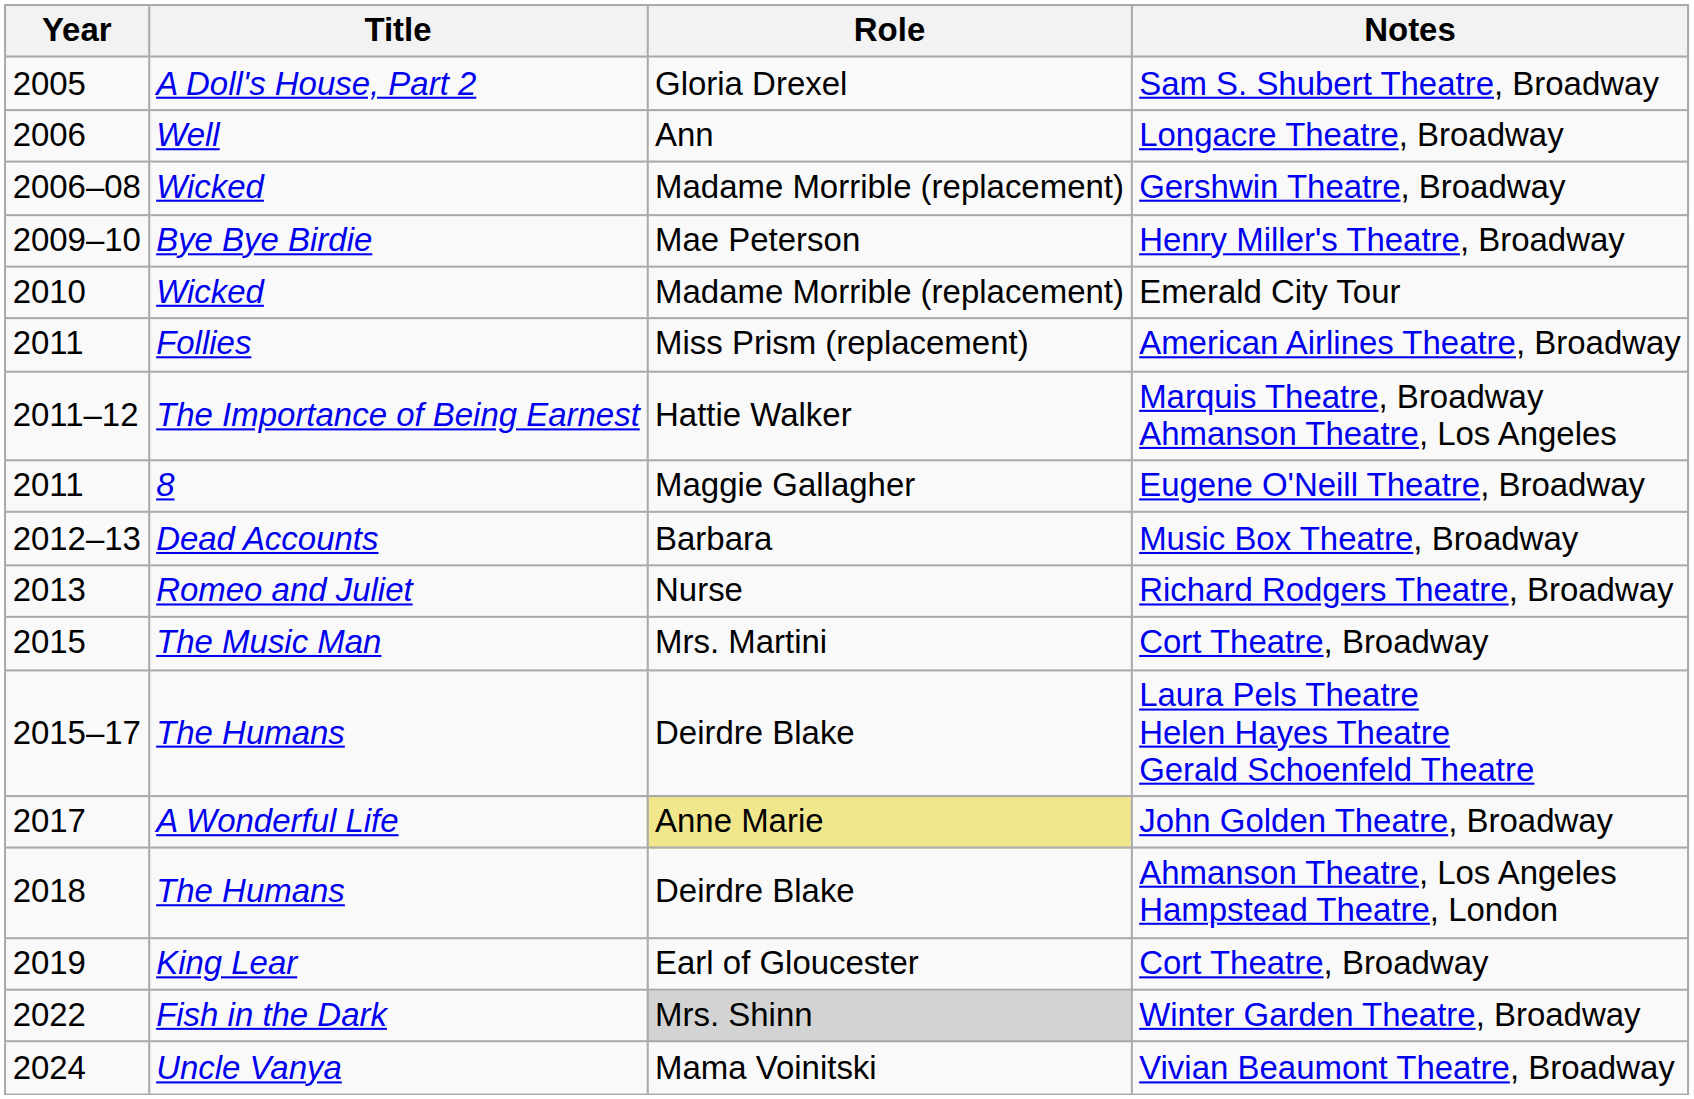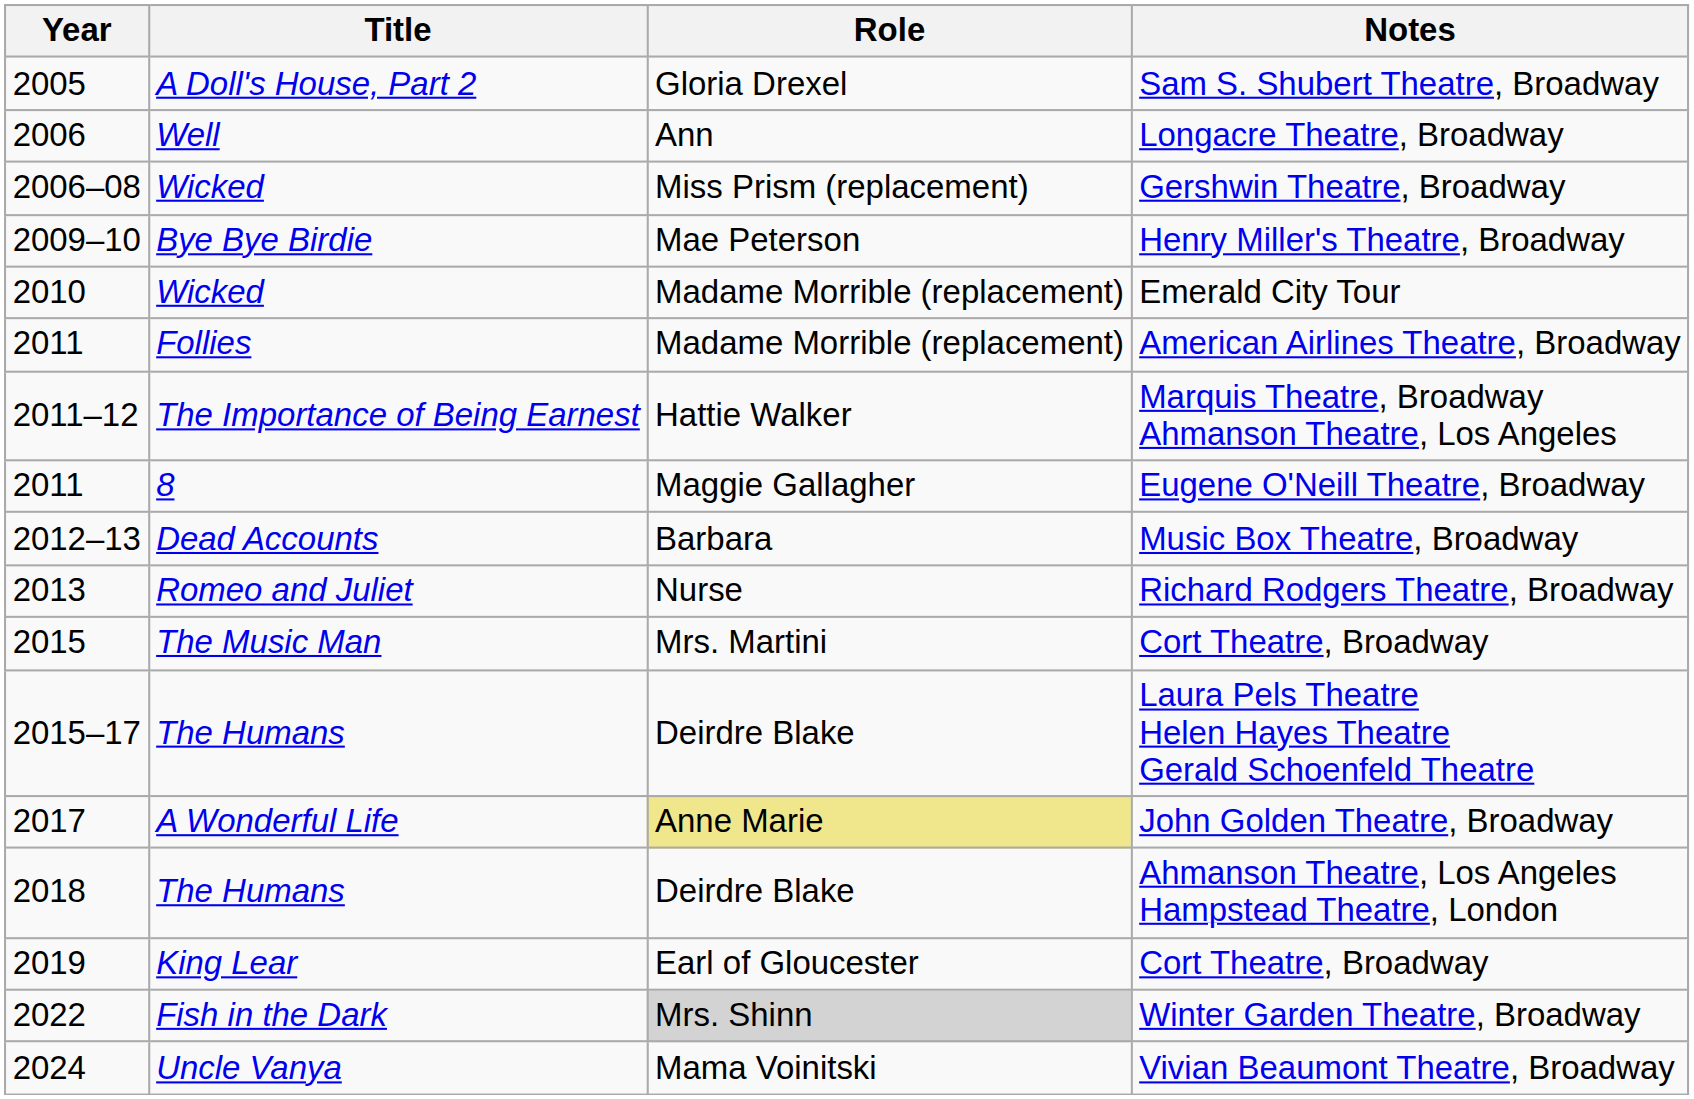(889, 187) Madame Morrible (replacement) -> (842, 187) Miss Prism (replacement)
(842, 344) Miss Prism (replacement) -> (889, 344) Madame Morrible (replacement)
